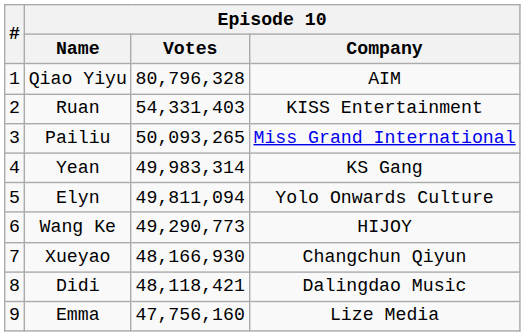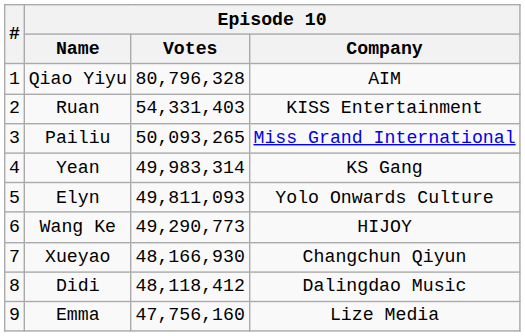(190, 198) 49,811,094 -> (190, 198) 49,811,093
(190, 286) 48,118,421 -> (190, 286) 48,118,412
